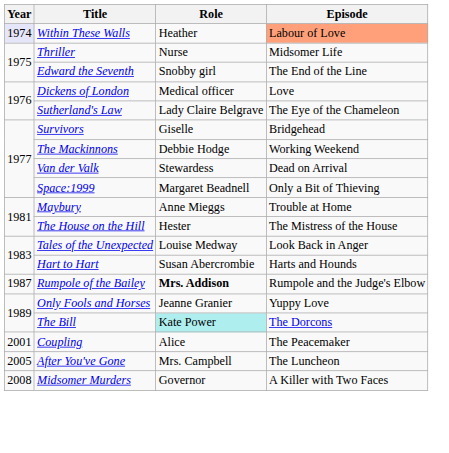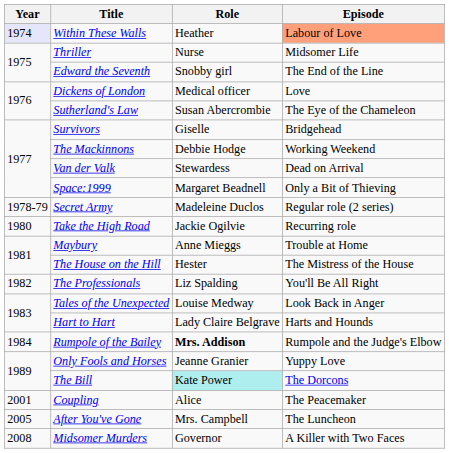(211, 110) Lady Claire Belgrave -> (223, 110) Susan Abercrombie
+ row: (83, 206)
+ row: (102, 226)
+ row: (97, 284)
(207, 264) Susan Abercrombie -> (227, 322) Lady Claire Belgrave
(19, 284) 1987 -> (19, 341) 1984
